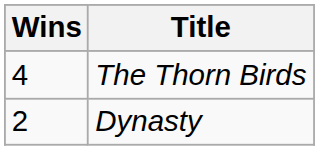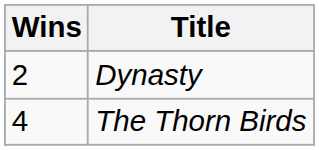rows swapped: (201, 74) <-> (149, 121)
